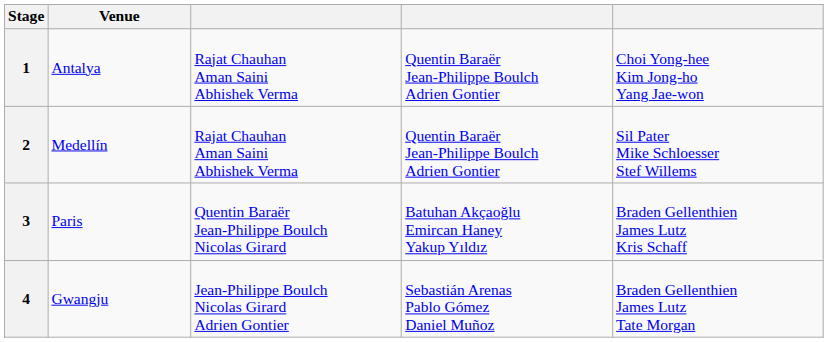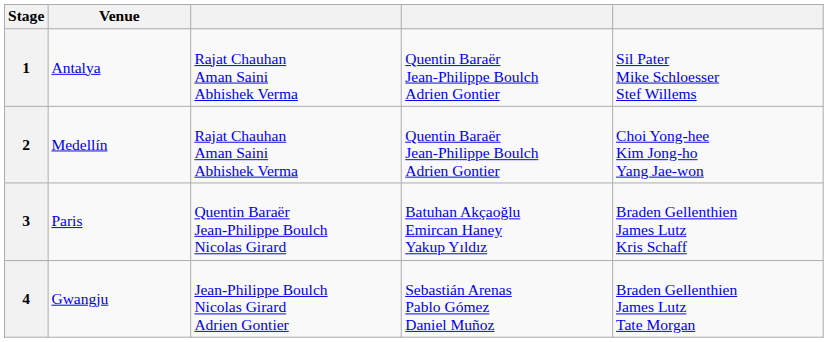(663, 76) Choi Yong-hee Kim Jong-ho Yang Jae-won -> (668, 76) Sil Pater Mike Schloesser Stef Willems
(668, 153) Sil Pater Mike Schloesser Stef Willems -> (663, 153) Choi Yong-hee Kim Jong-ho Yang Jae-won
